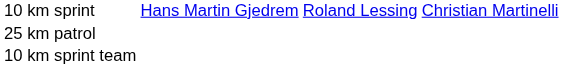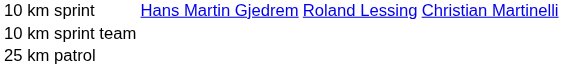rows swapped: (70, 56) <-> (50, 33)
